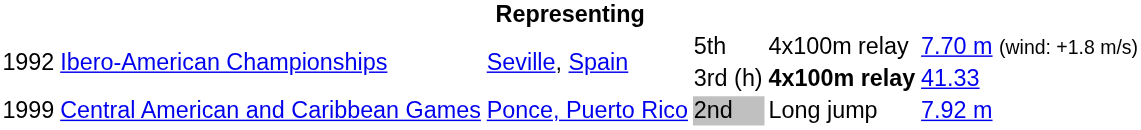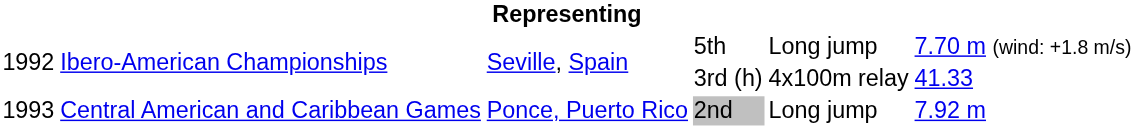(839, 46) 4x100m relay -> (823, 46) Long jump
(842, 78) bold -> (839, 78) normal
(28, 110) 1999 -> (28, 110) 1993
